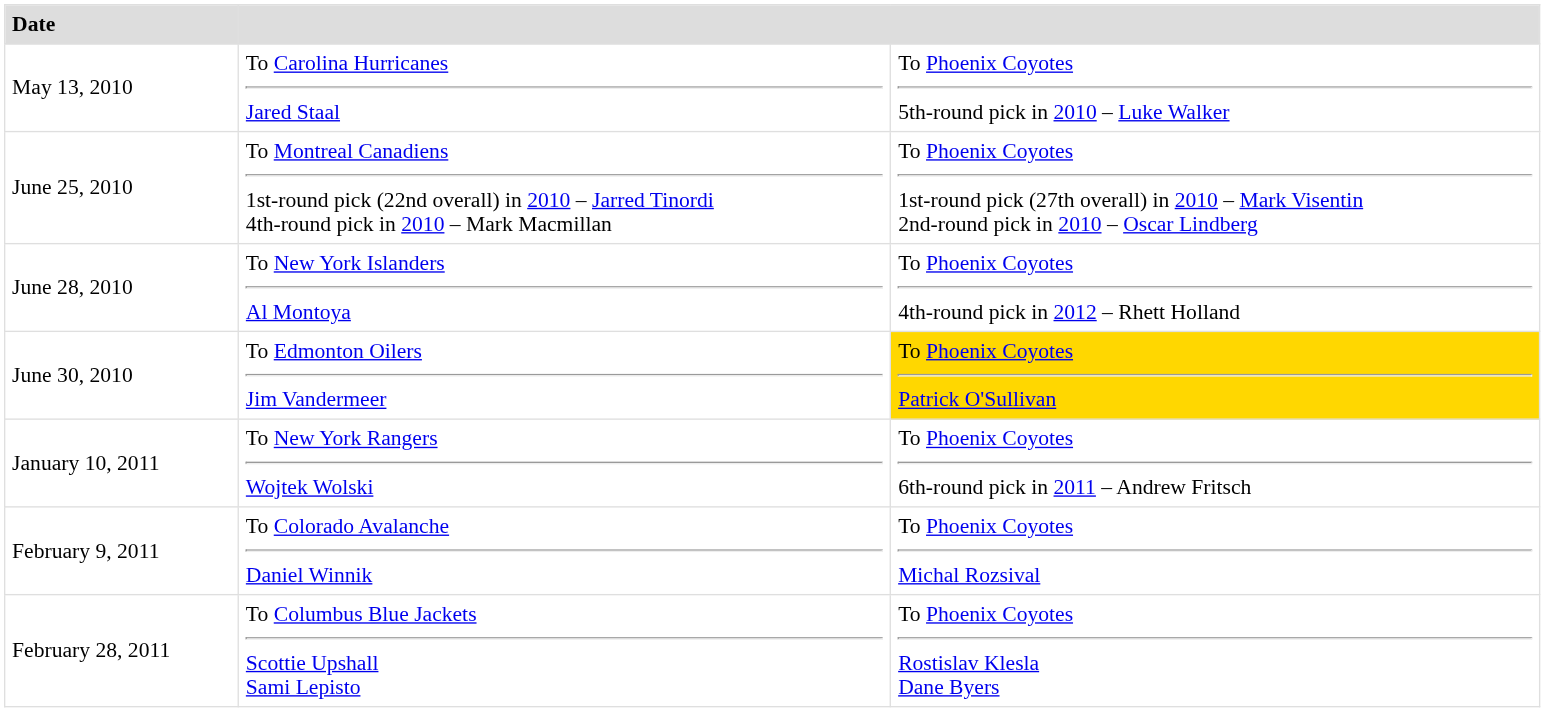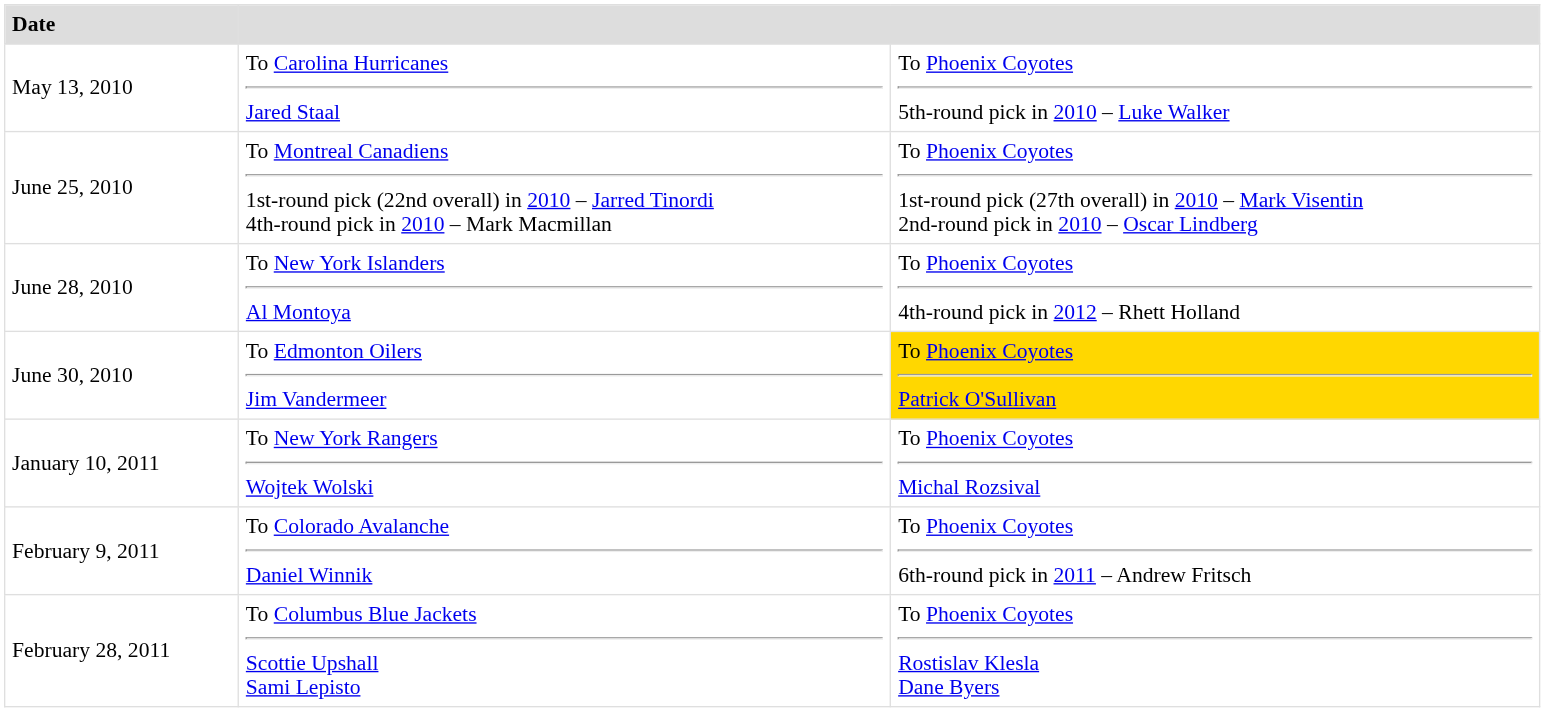(1215, 462) To Phoenix Coyotes 6th-round pick in 2011 – Andrew Fritsch -> (1215, 462) To Phoenix Coyotes Michal Rozsival
(1215, 550) To Phoenix Coyotes Michal Rozsival -> (1215, 550) To Phoenix Coyotes 6th-round pick in 2011 – Andrew Fritsch
